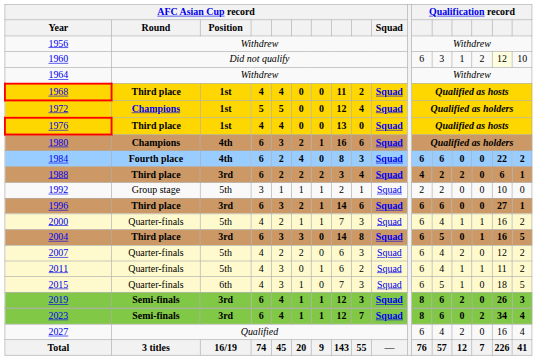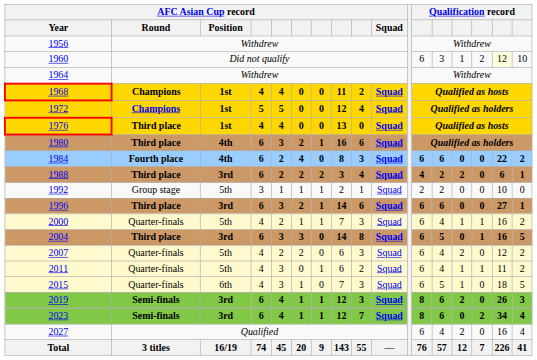(156, 92) Third place -> (156, 92) Champions
(156, 142) Champions -> (156, 142) Third place
